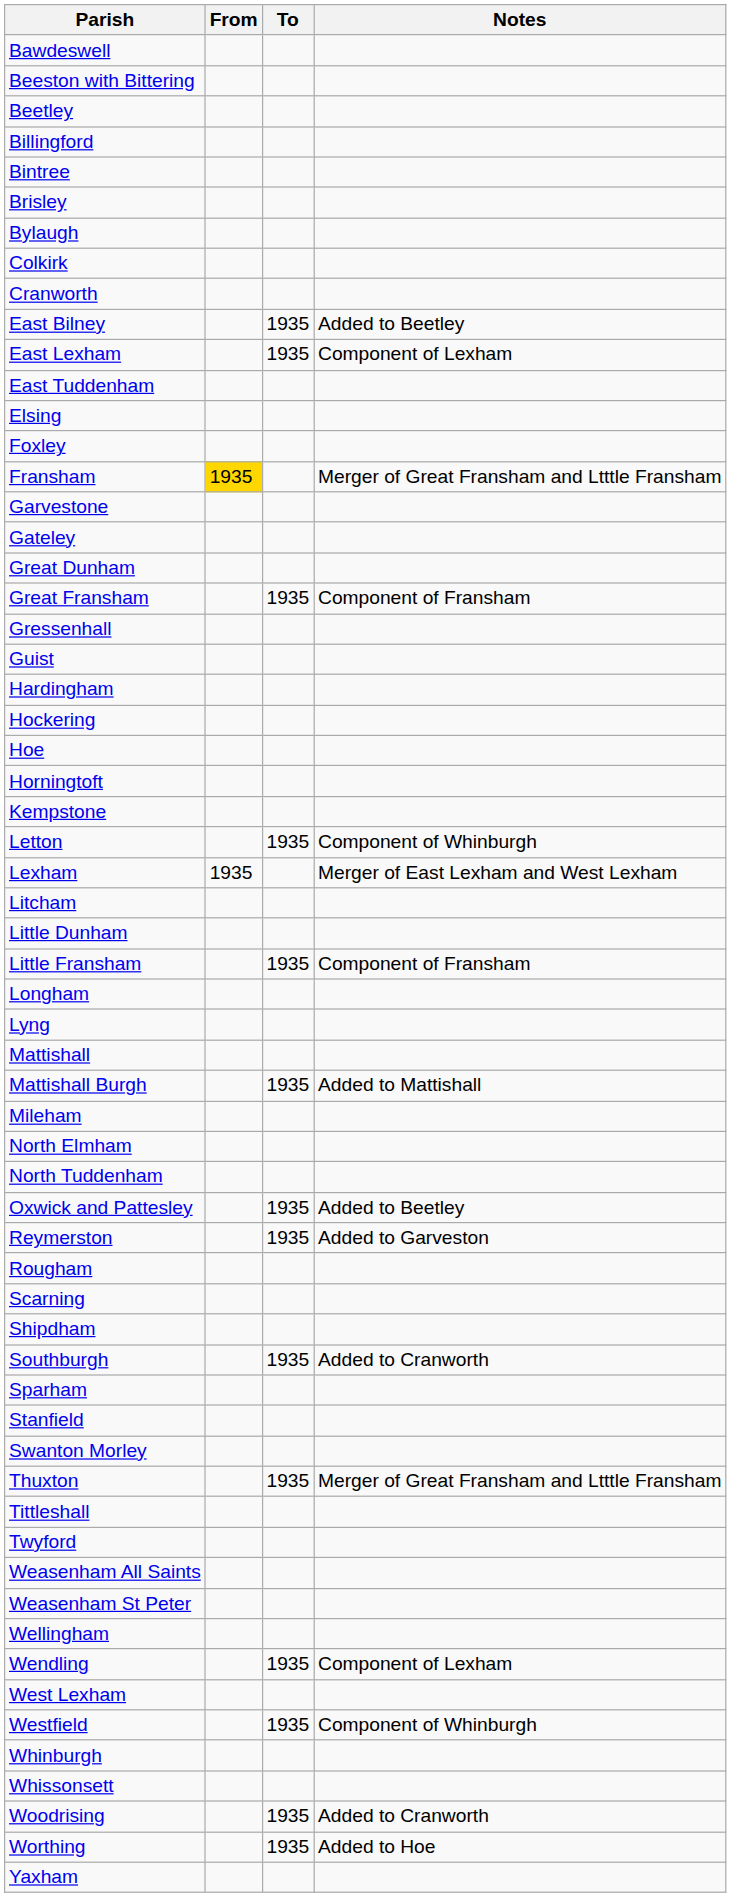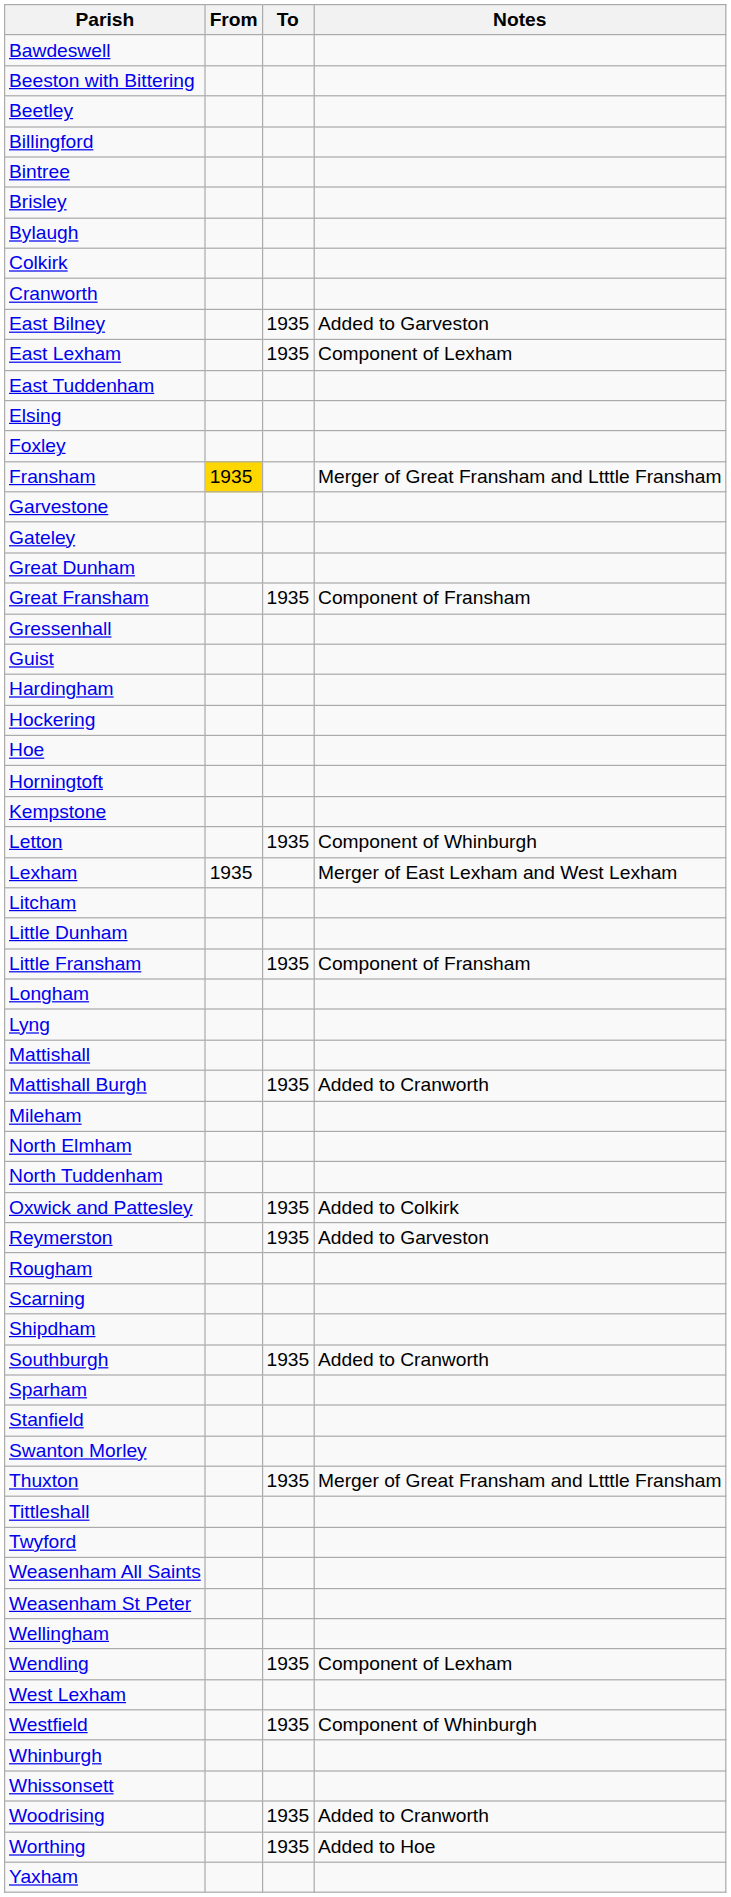(391, 324) Added to Beetley -> (403, 324) Added to Garveston
(400, 1085) Added to Mattishall -> (403, 1085) Added to Cranworth
(391, 1207) Added to Beetley -> (388, 1207) Added to Colkirk
